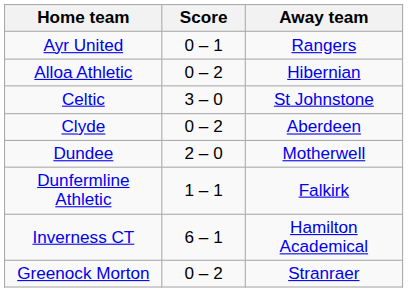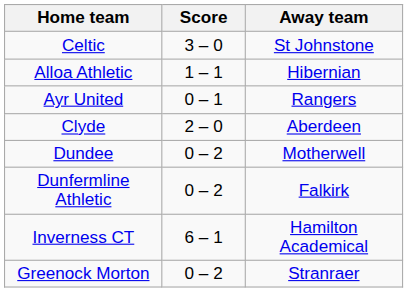rows swapped: (83, 99) <-> (83, 45)
(204, 72) 0 – 2 -> (204, 72) 1 – 1
(204, 126) 0 – 2 -> (204, 126) 2 – 0
(204, 153) 2 – 0 -> (204, 153) 0 – 2
(204, 190) 1 – 1 -> (204, 190) 0 – 2
